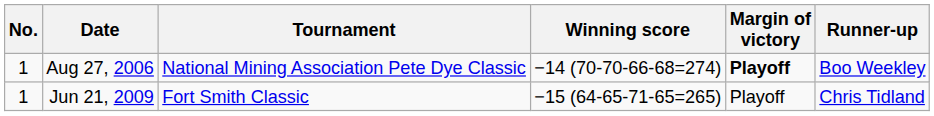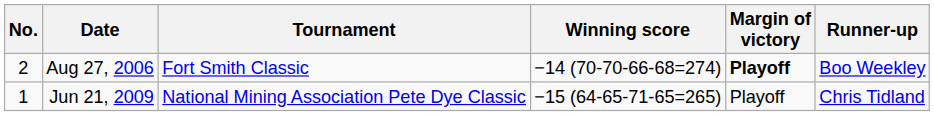(23, 68) 1 -> (23, 68) 2
(344, 68) National Mining Association Pete Dye Classic -> (236, 68) Fort Smith Classic
(236, 97) Fort Smith Classic -> (344, 97) National Mining Association Pete Dye Classic
